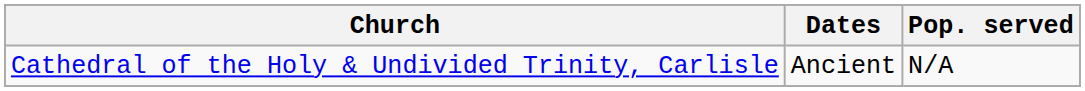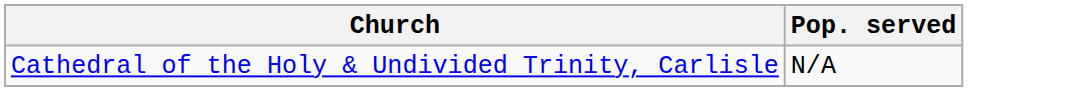- column: (843, 25)
